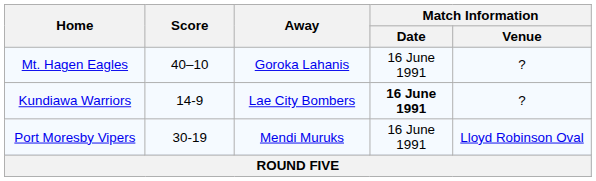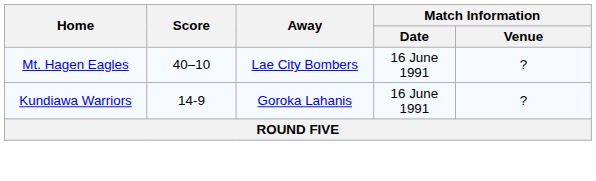(302, 65) Goroka Lahanis -> (305, 65) Lae City Bombers
(302, 101) Lae City Bombers -> (305, 101) Goroka Lahanis
(411, 101) bold -> (414, 101) normal
- row: (75, 137)
